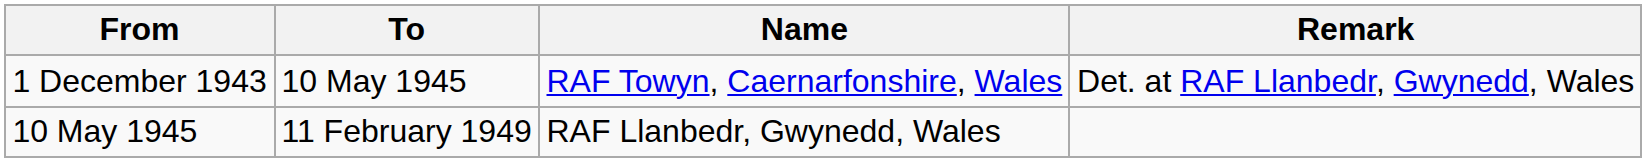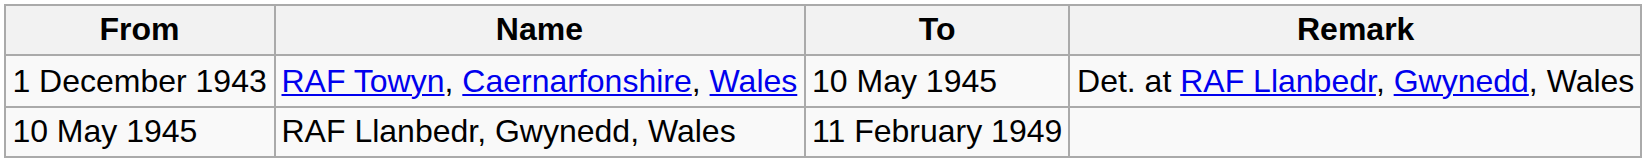columns swapped: (407, 29) <-> (804, 29)
